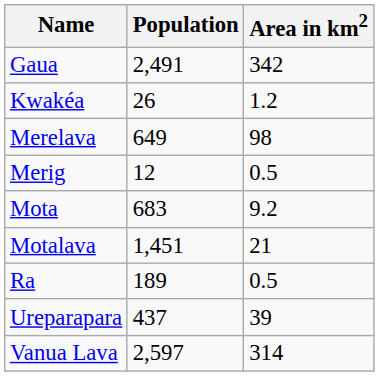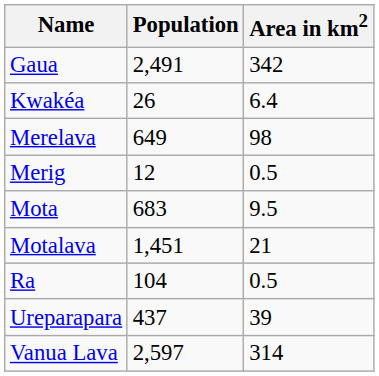(263, 100) 1.2 -> (263, 100) 6.4
(263, 208) 9.2 -> (263, 208) 9.5
(150, 280) 189 -> (150, 280) 104
